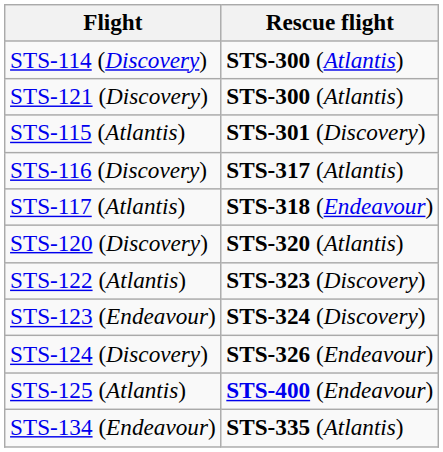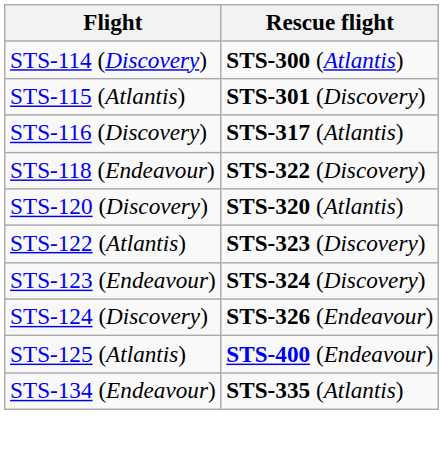- row: (109, 96)
- row: (98, 206)
+ row: (112, 170)
